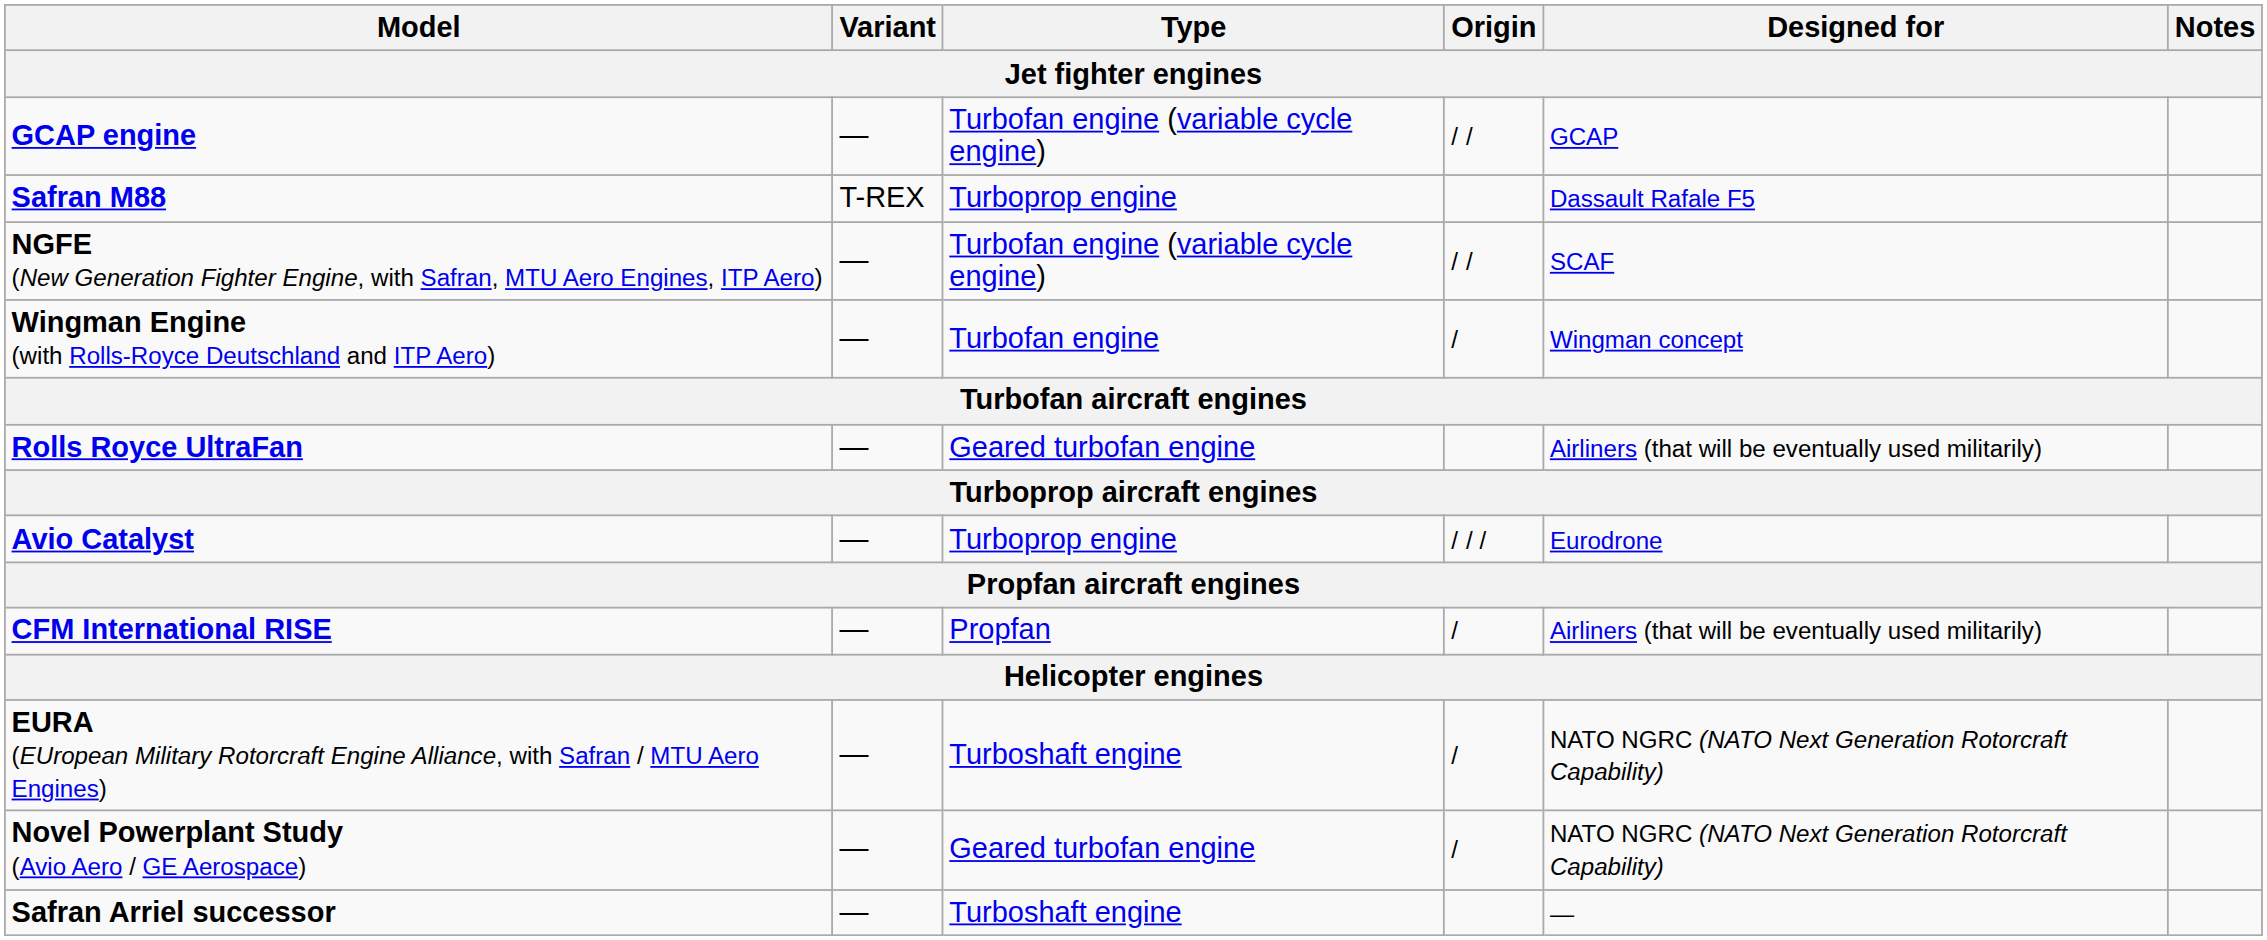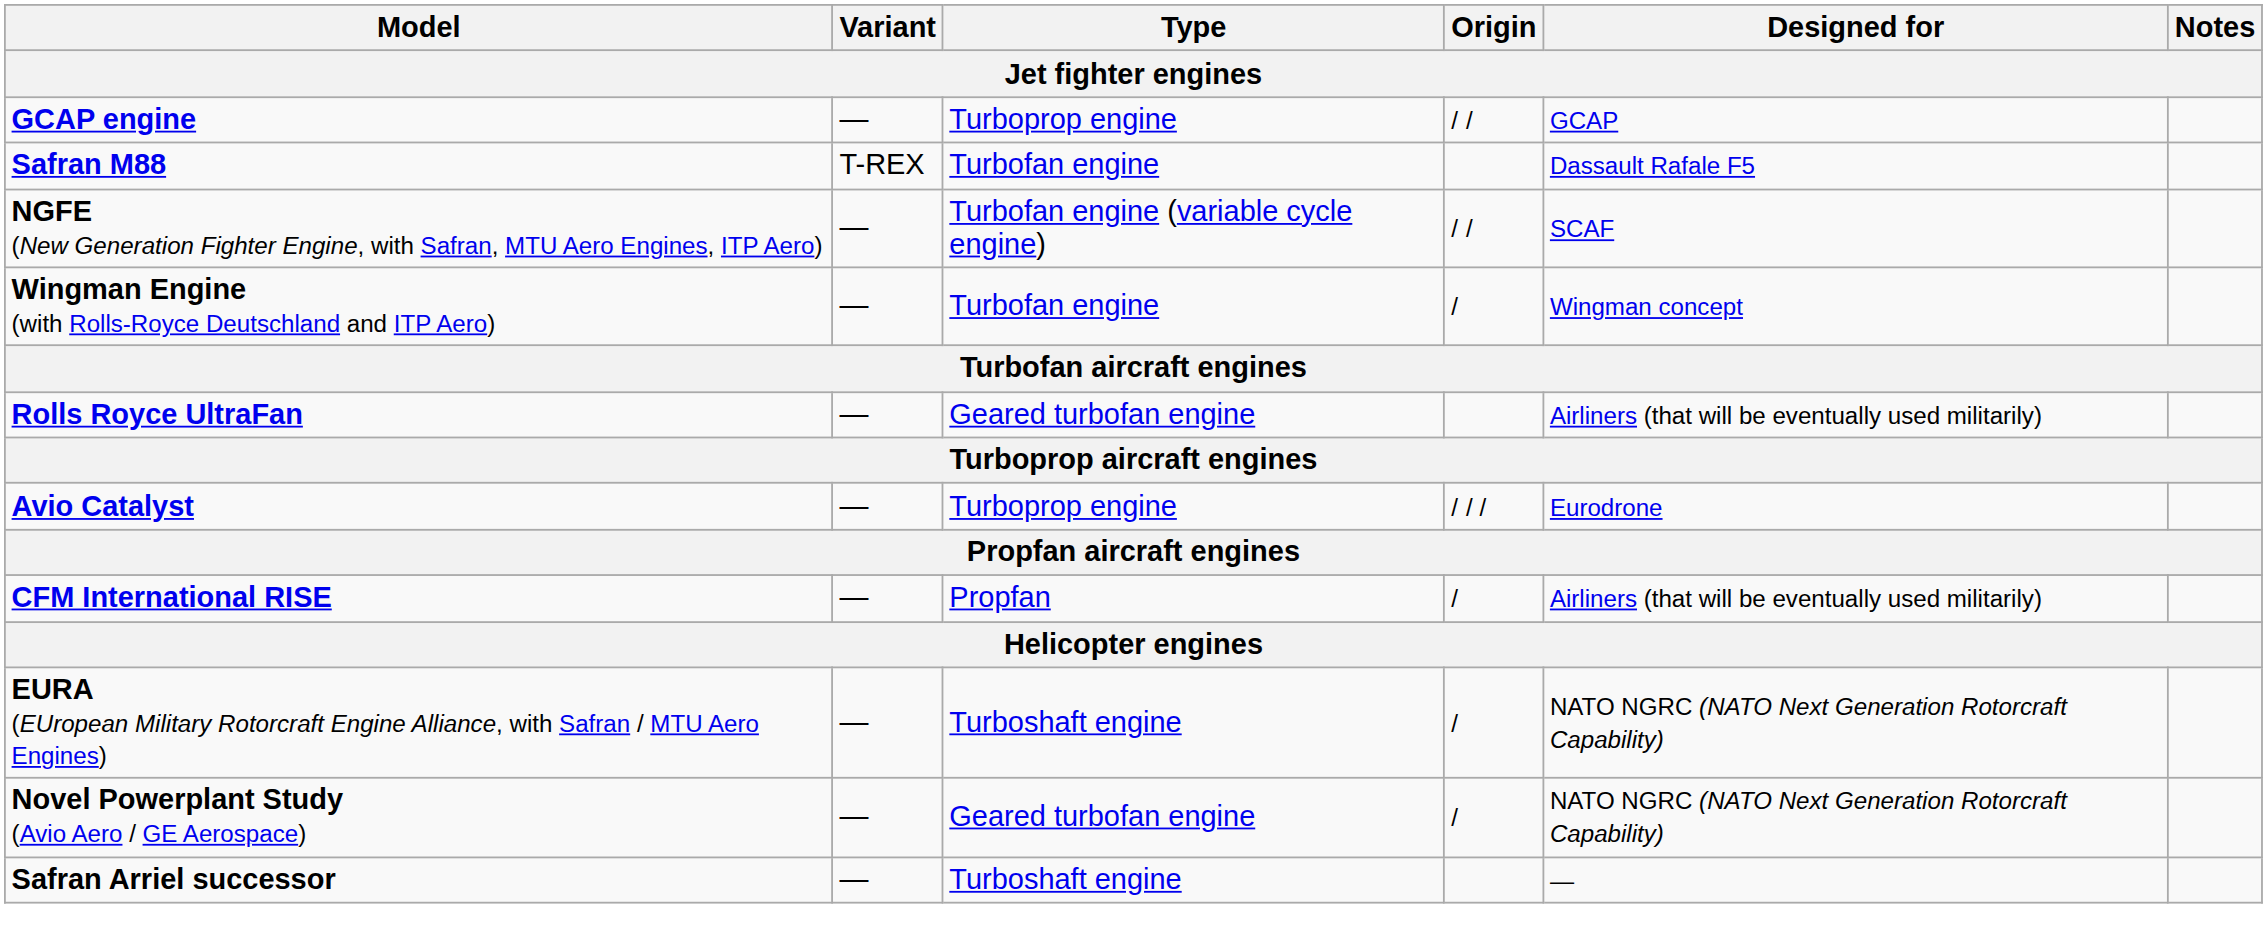(1151, 135) Turbofan engine (variable cycle engine) -> (1063, 119) Turboprop engine
(1063, 197) Turboprop engine -> (1054, 165) Turbofan engine
